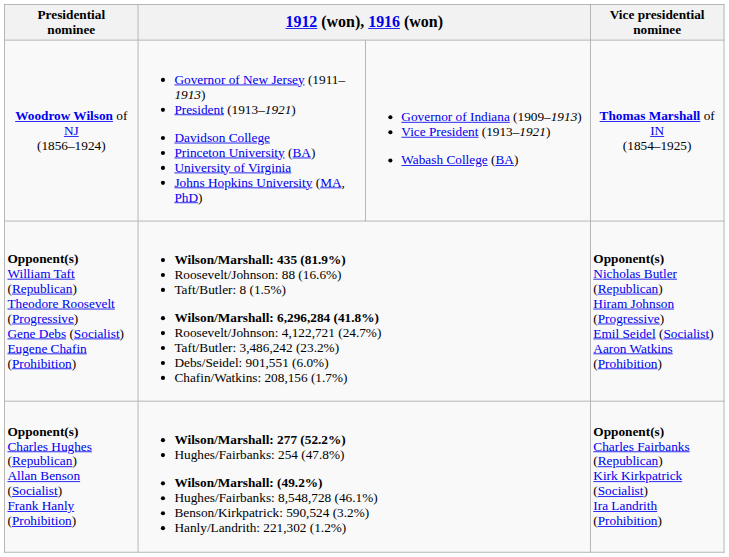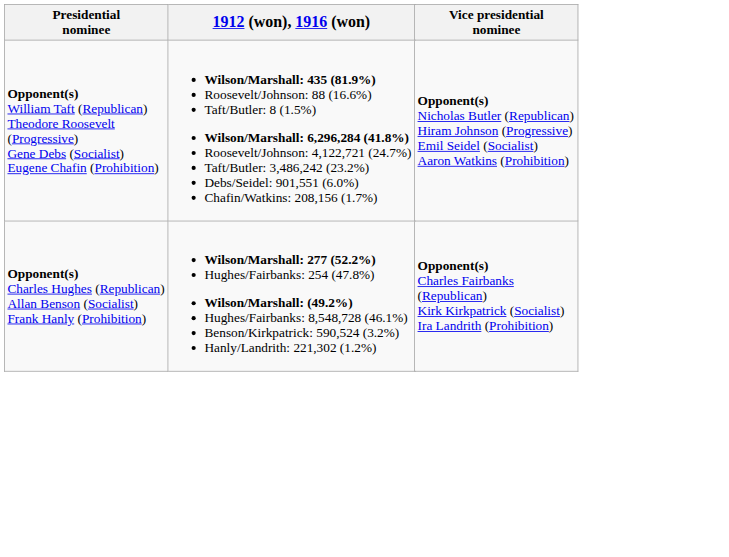- row: (71, 130)
